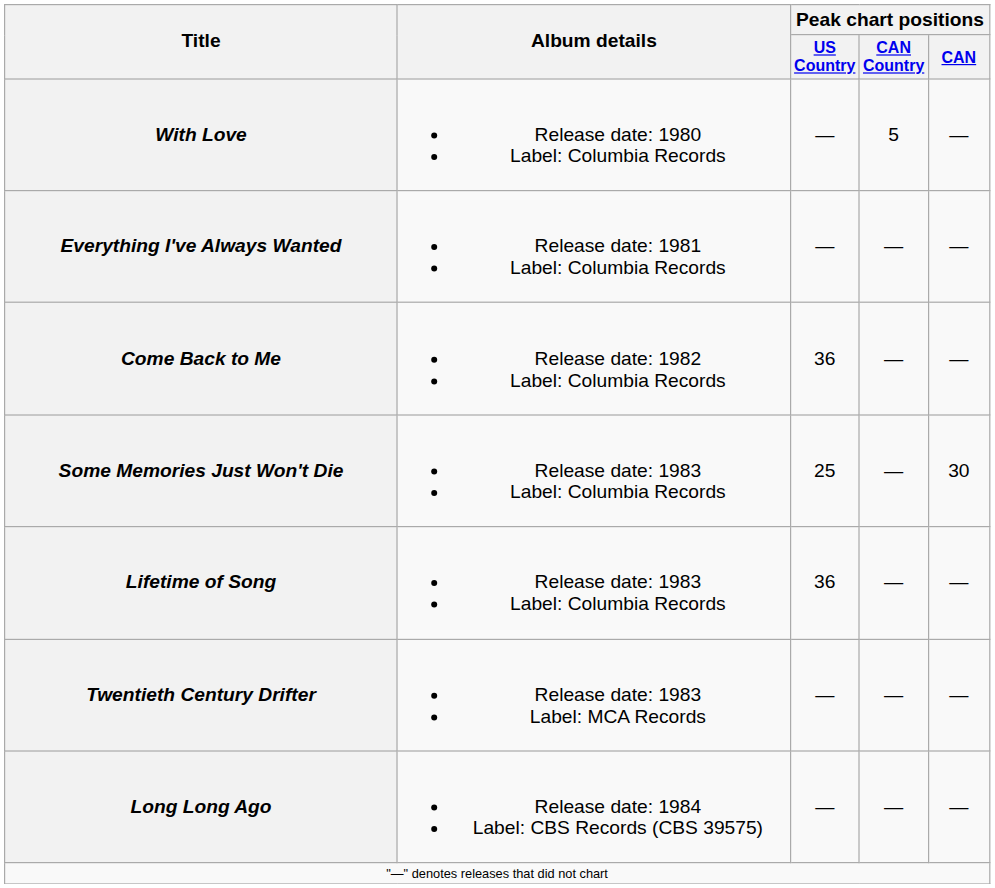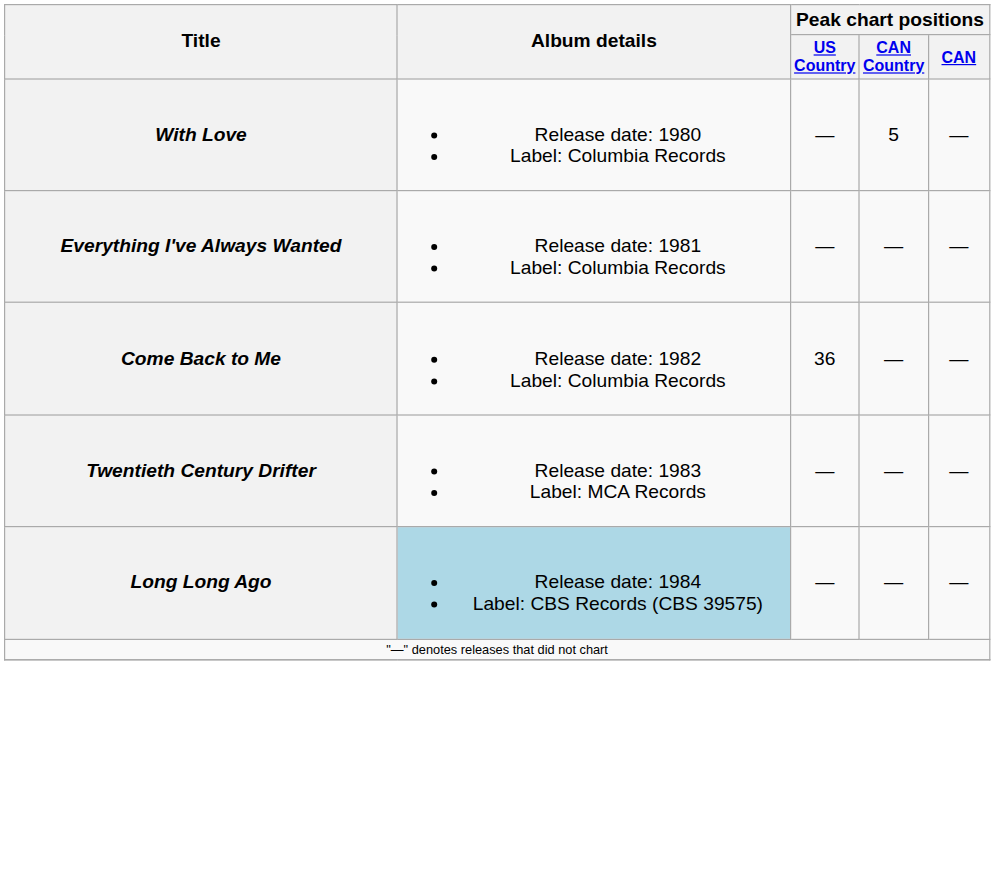- row: (201, 470)
- row: (201, 582)
(594, 818) no background -> (594, 594) lightblue background
